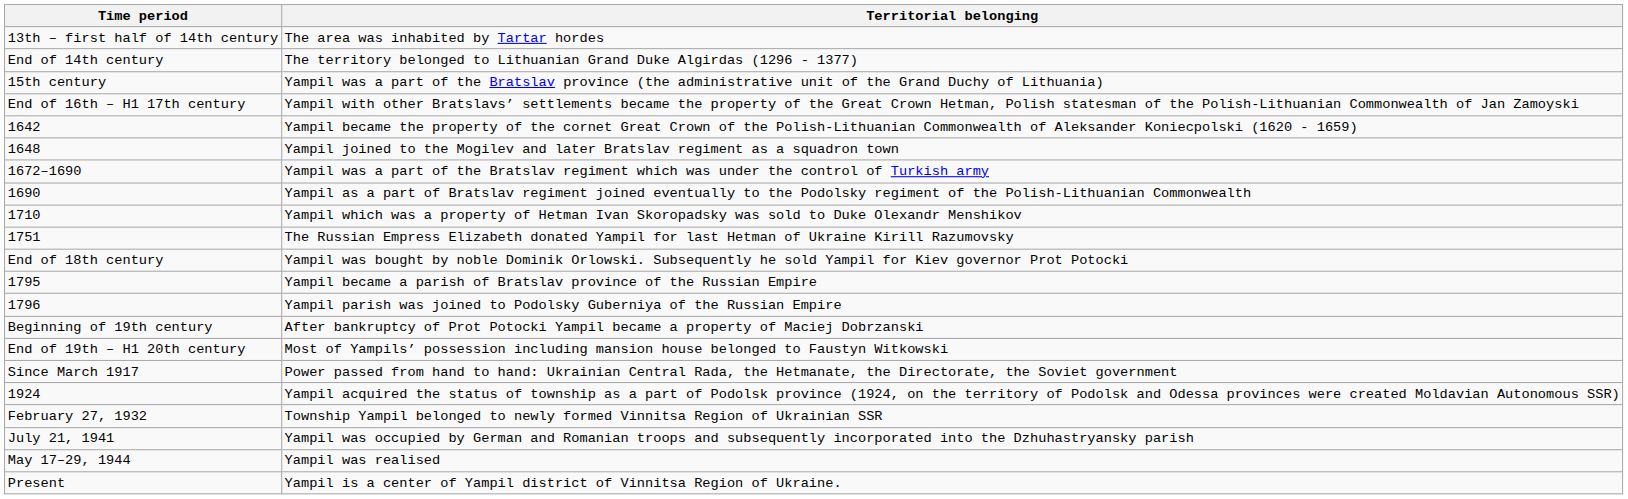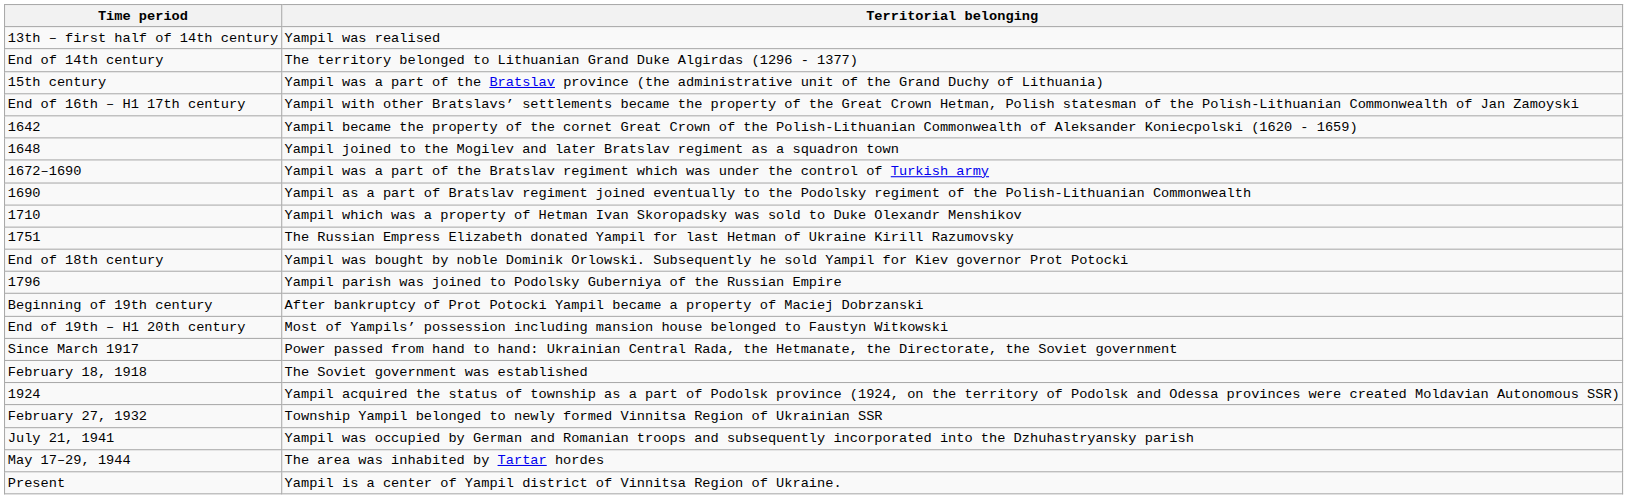(444, 38) The area was inhabited by Tartar hordes -> (362, 38) Yampil was realised
- row: (24, 283)
+ row: (77, 372)
(362, 461) Yampil was realised -> (444, 461) The area was inhabited by Tartar hordes
